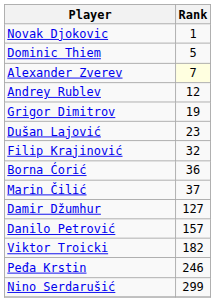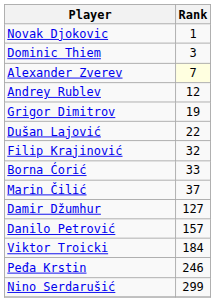(193, 53) 5 -> (193, 53) 3
(193, 131) 23 -> (193, 131) 22
(193, 170) 36 -> (193, 170) 33
(193, 248) 182 -> (193, 248) 184
